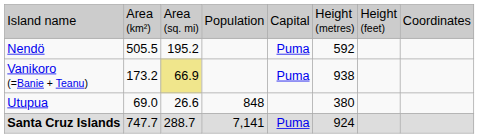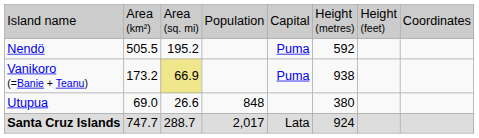(249, 123) 7,141 -> (249, 123) 2,017
(293, 123) Puma -> (297, 123) Lata
